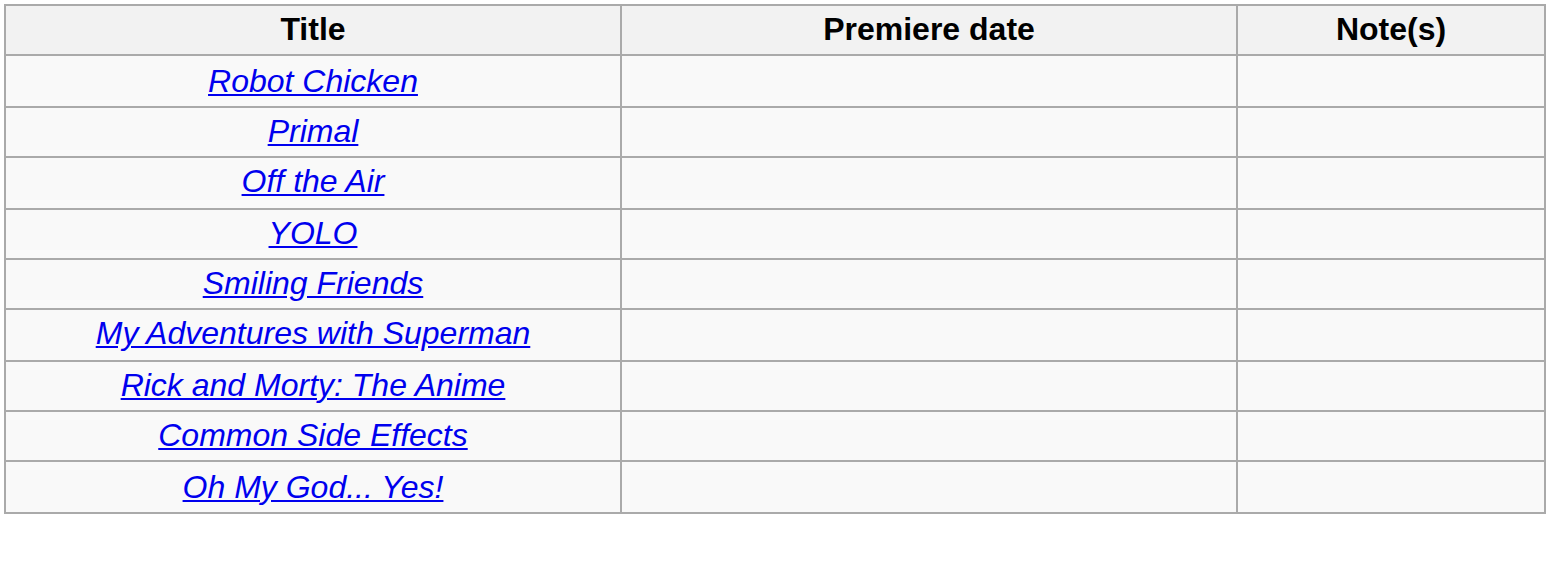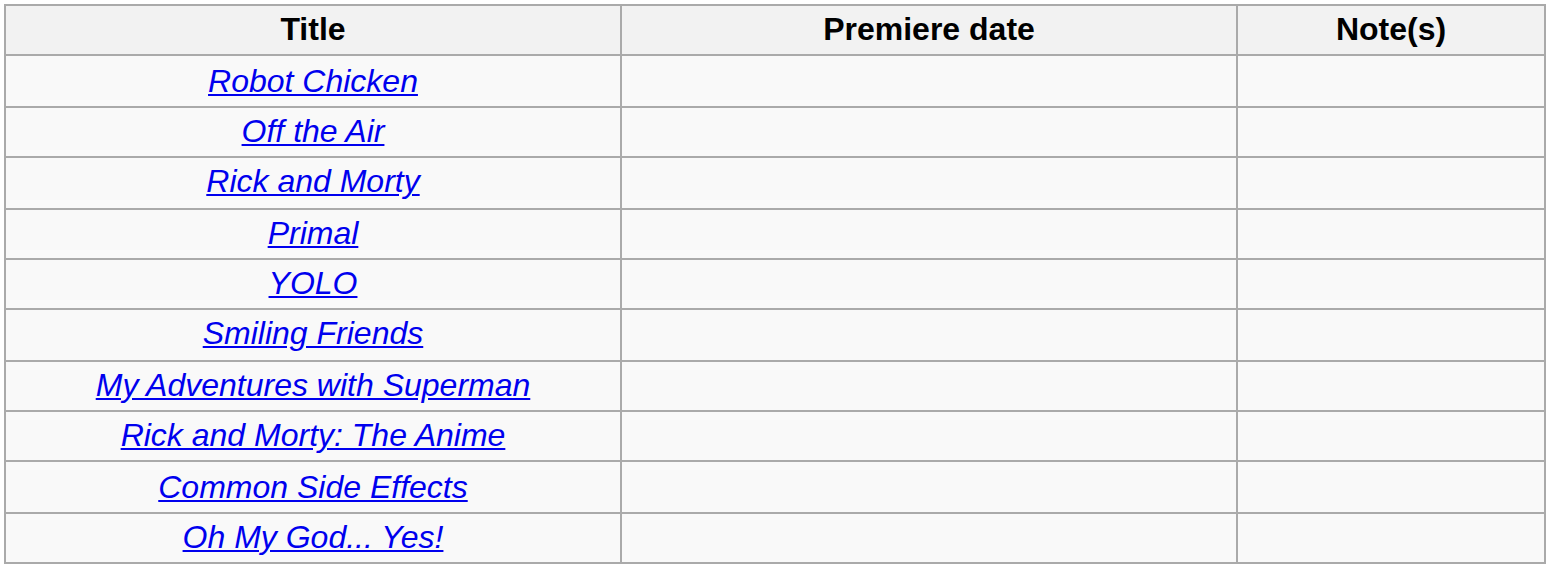rows swapped: (313, 182) <-> (313, 131)
+ row: (313, 182)
